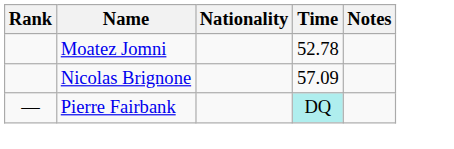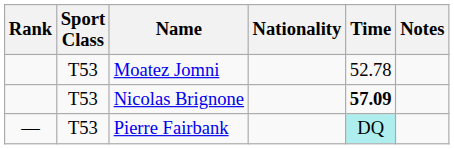+ column: (83, 29)
(318, 78) normal -> (371, 98) bold
